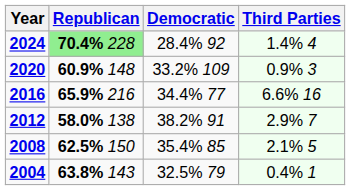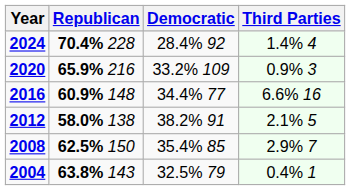(96, 44) lightgreen background -> (96, 44) no background
(96, 69) 60.9% 148 -> (96, 69) 65.9% 216
(96, 95) 65.9% 216 -> (96, 95) 60.9% 148
(291, 120) 2.9% 7 -> (291, 120) 2.1% 5
(291, 146) 2.1% 5 -> (291, 146) 2.9% 7
